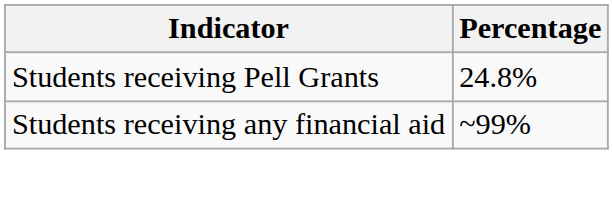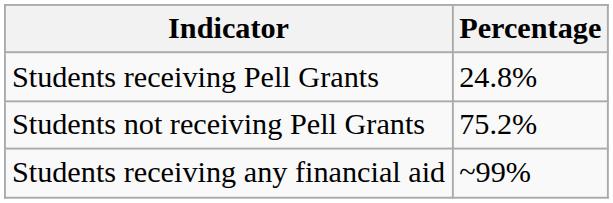+ row: (219, 124)
